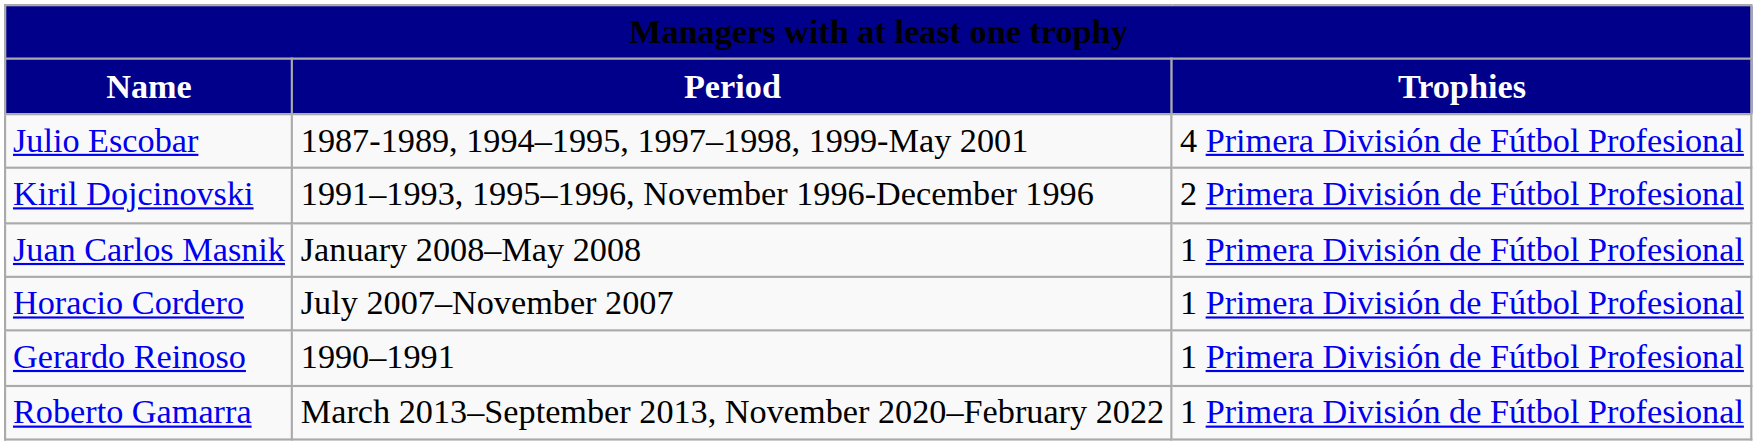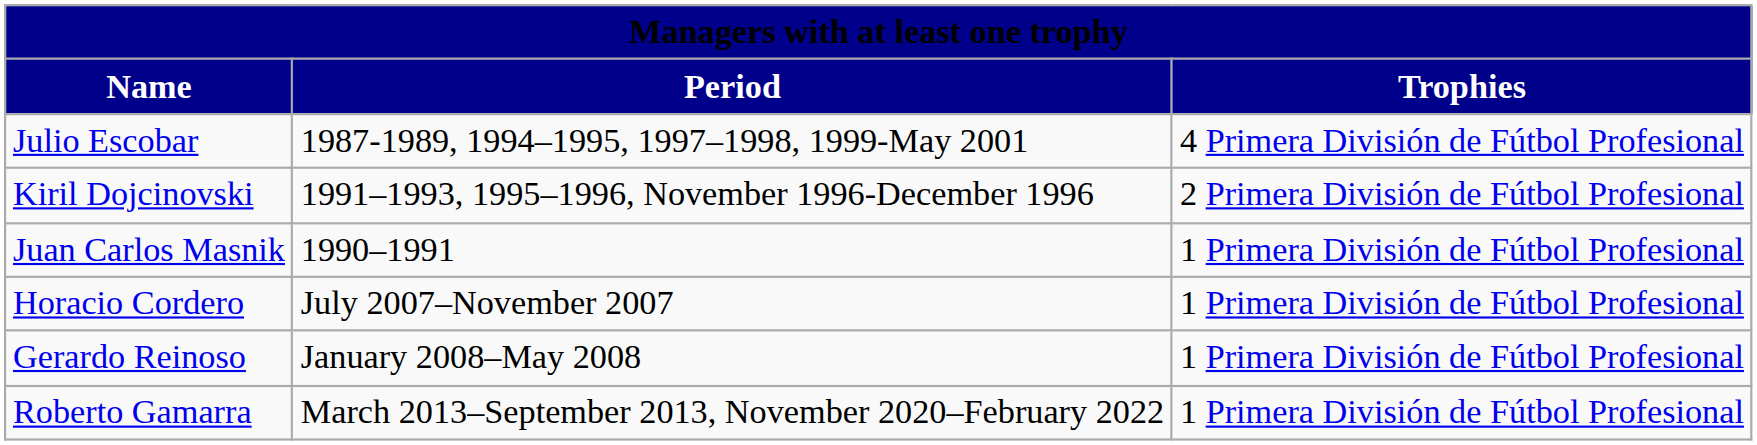(471, 248) January 2008–May 2008 -> (378, 248) 1990–1991
(378, 357) 1990–1991 -> (471, 357) January 2008–May 2008
